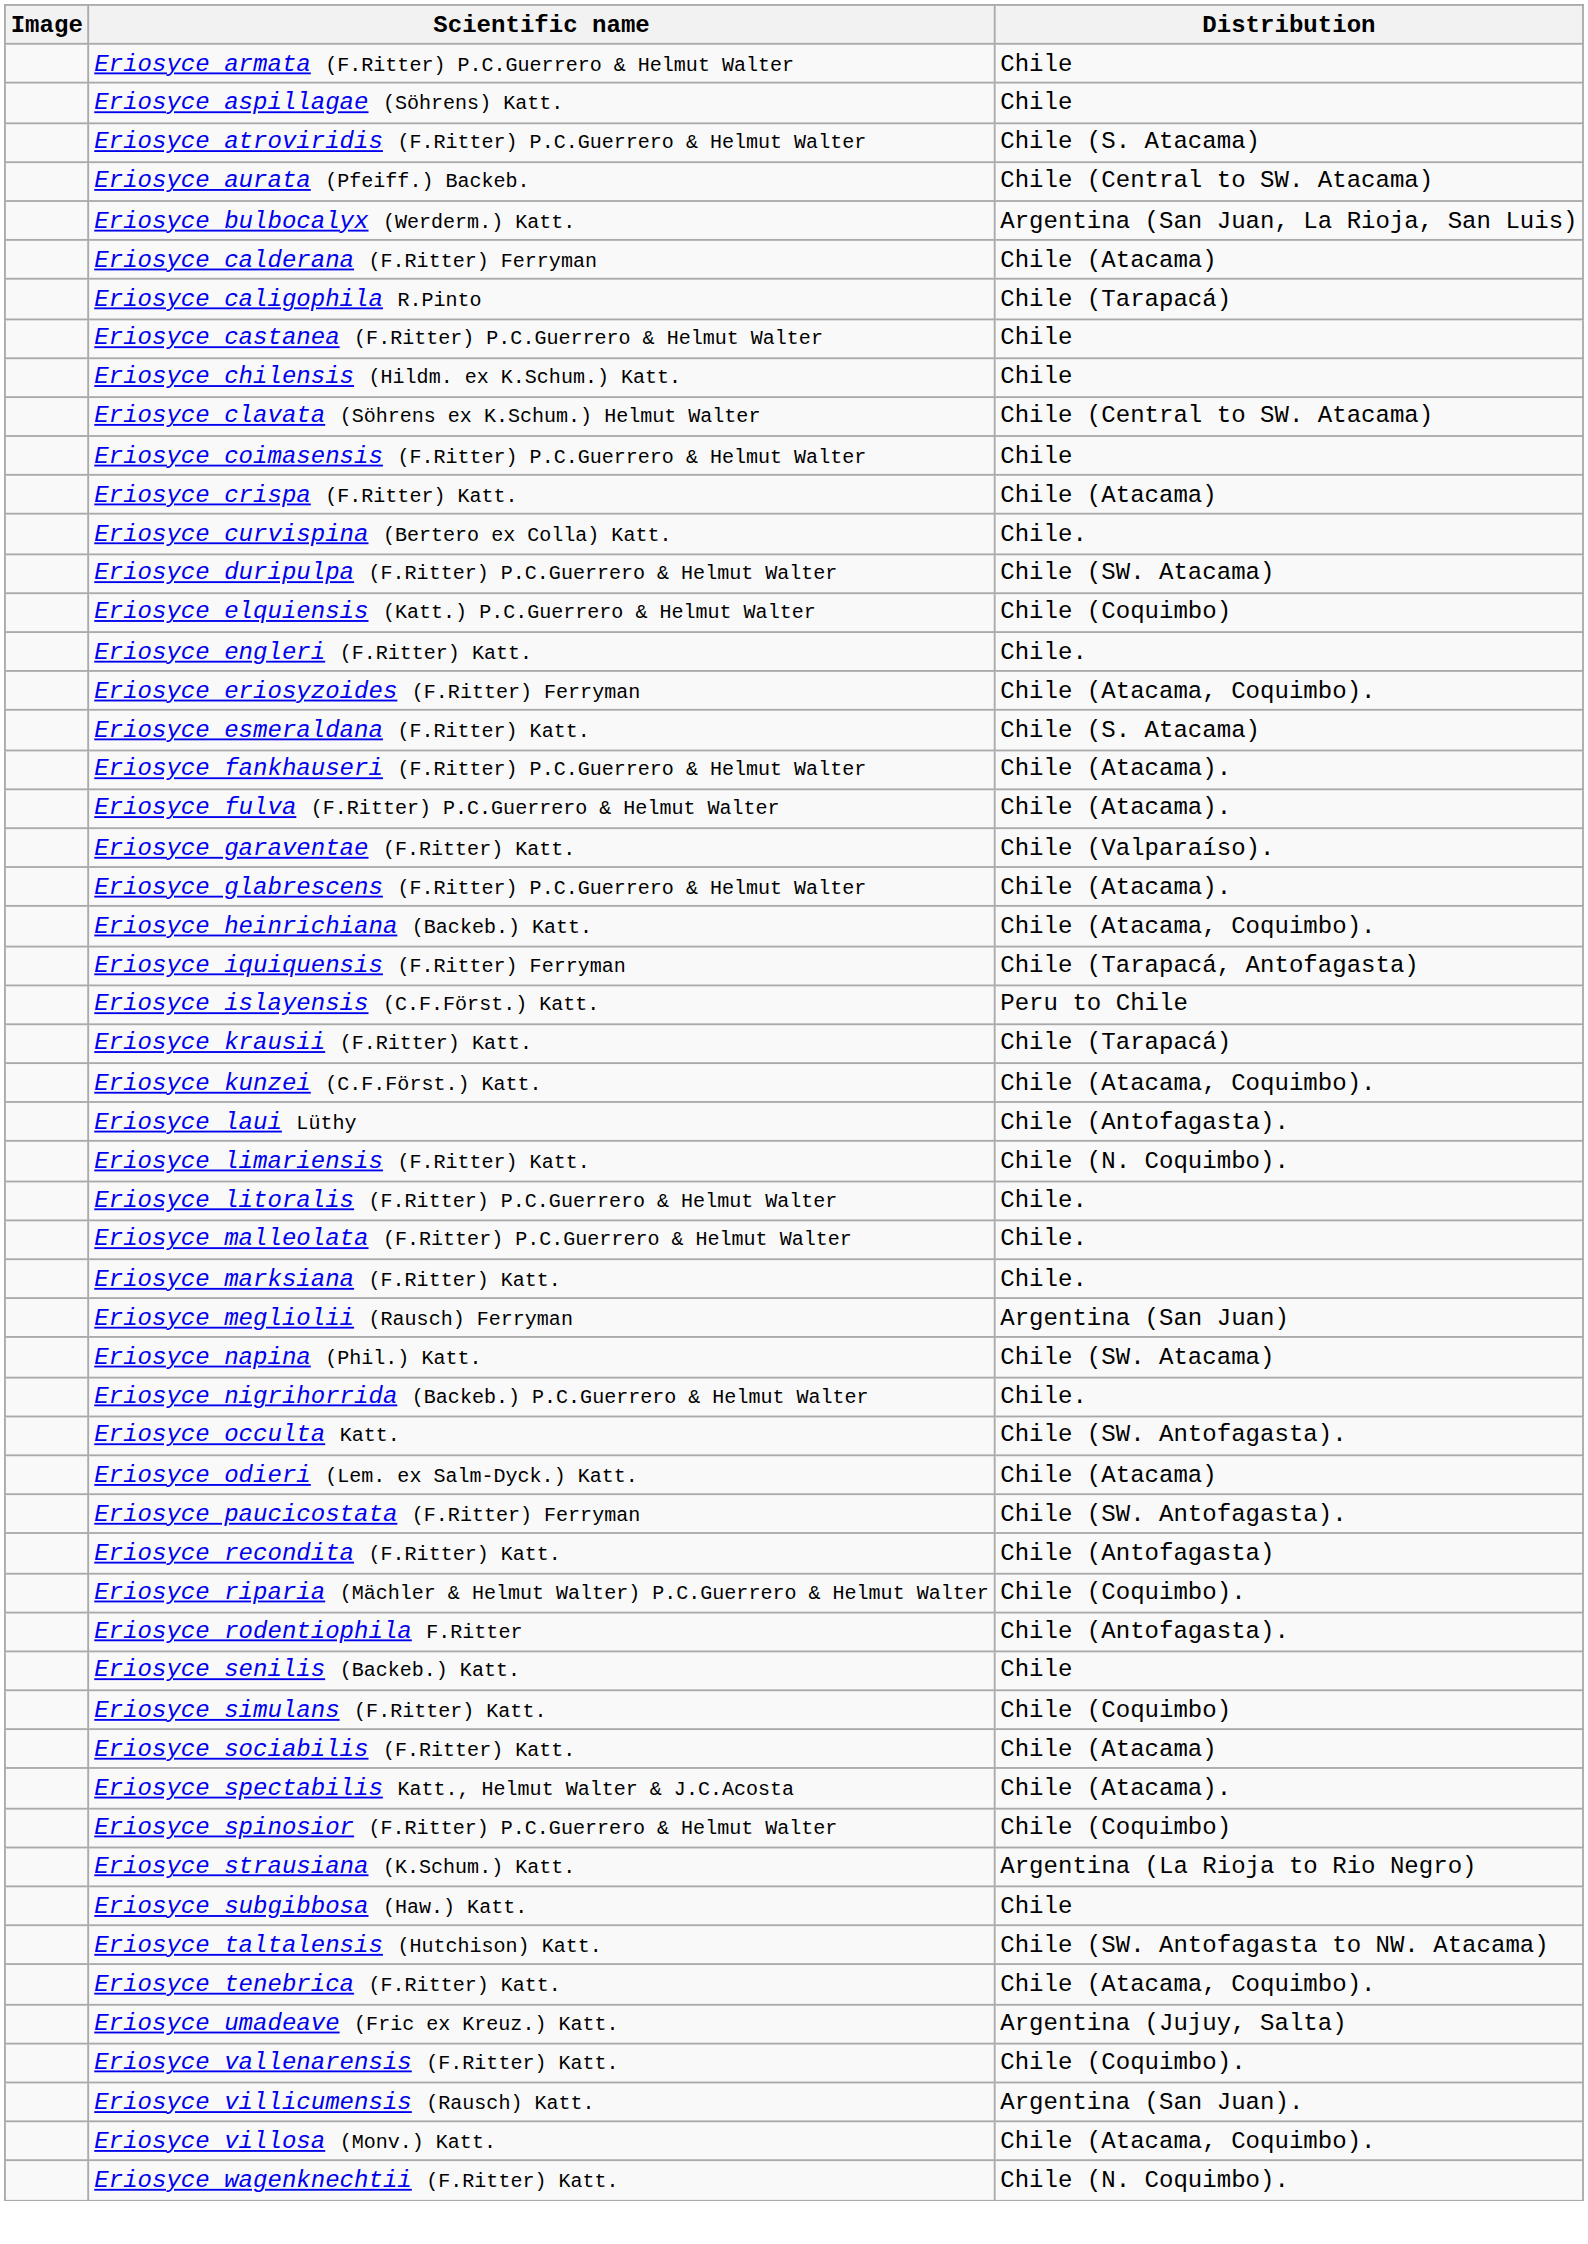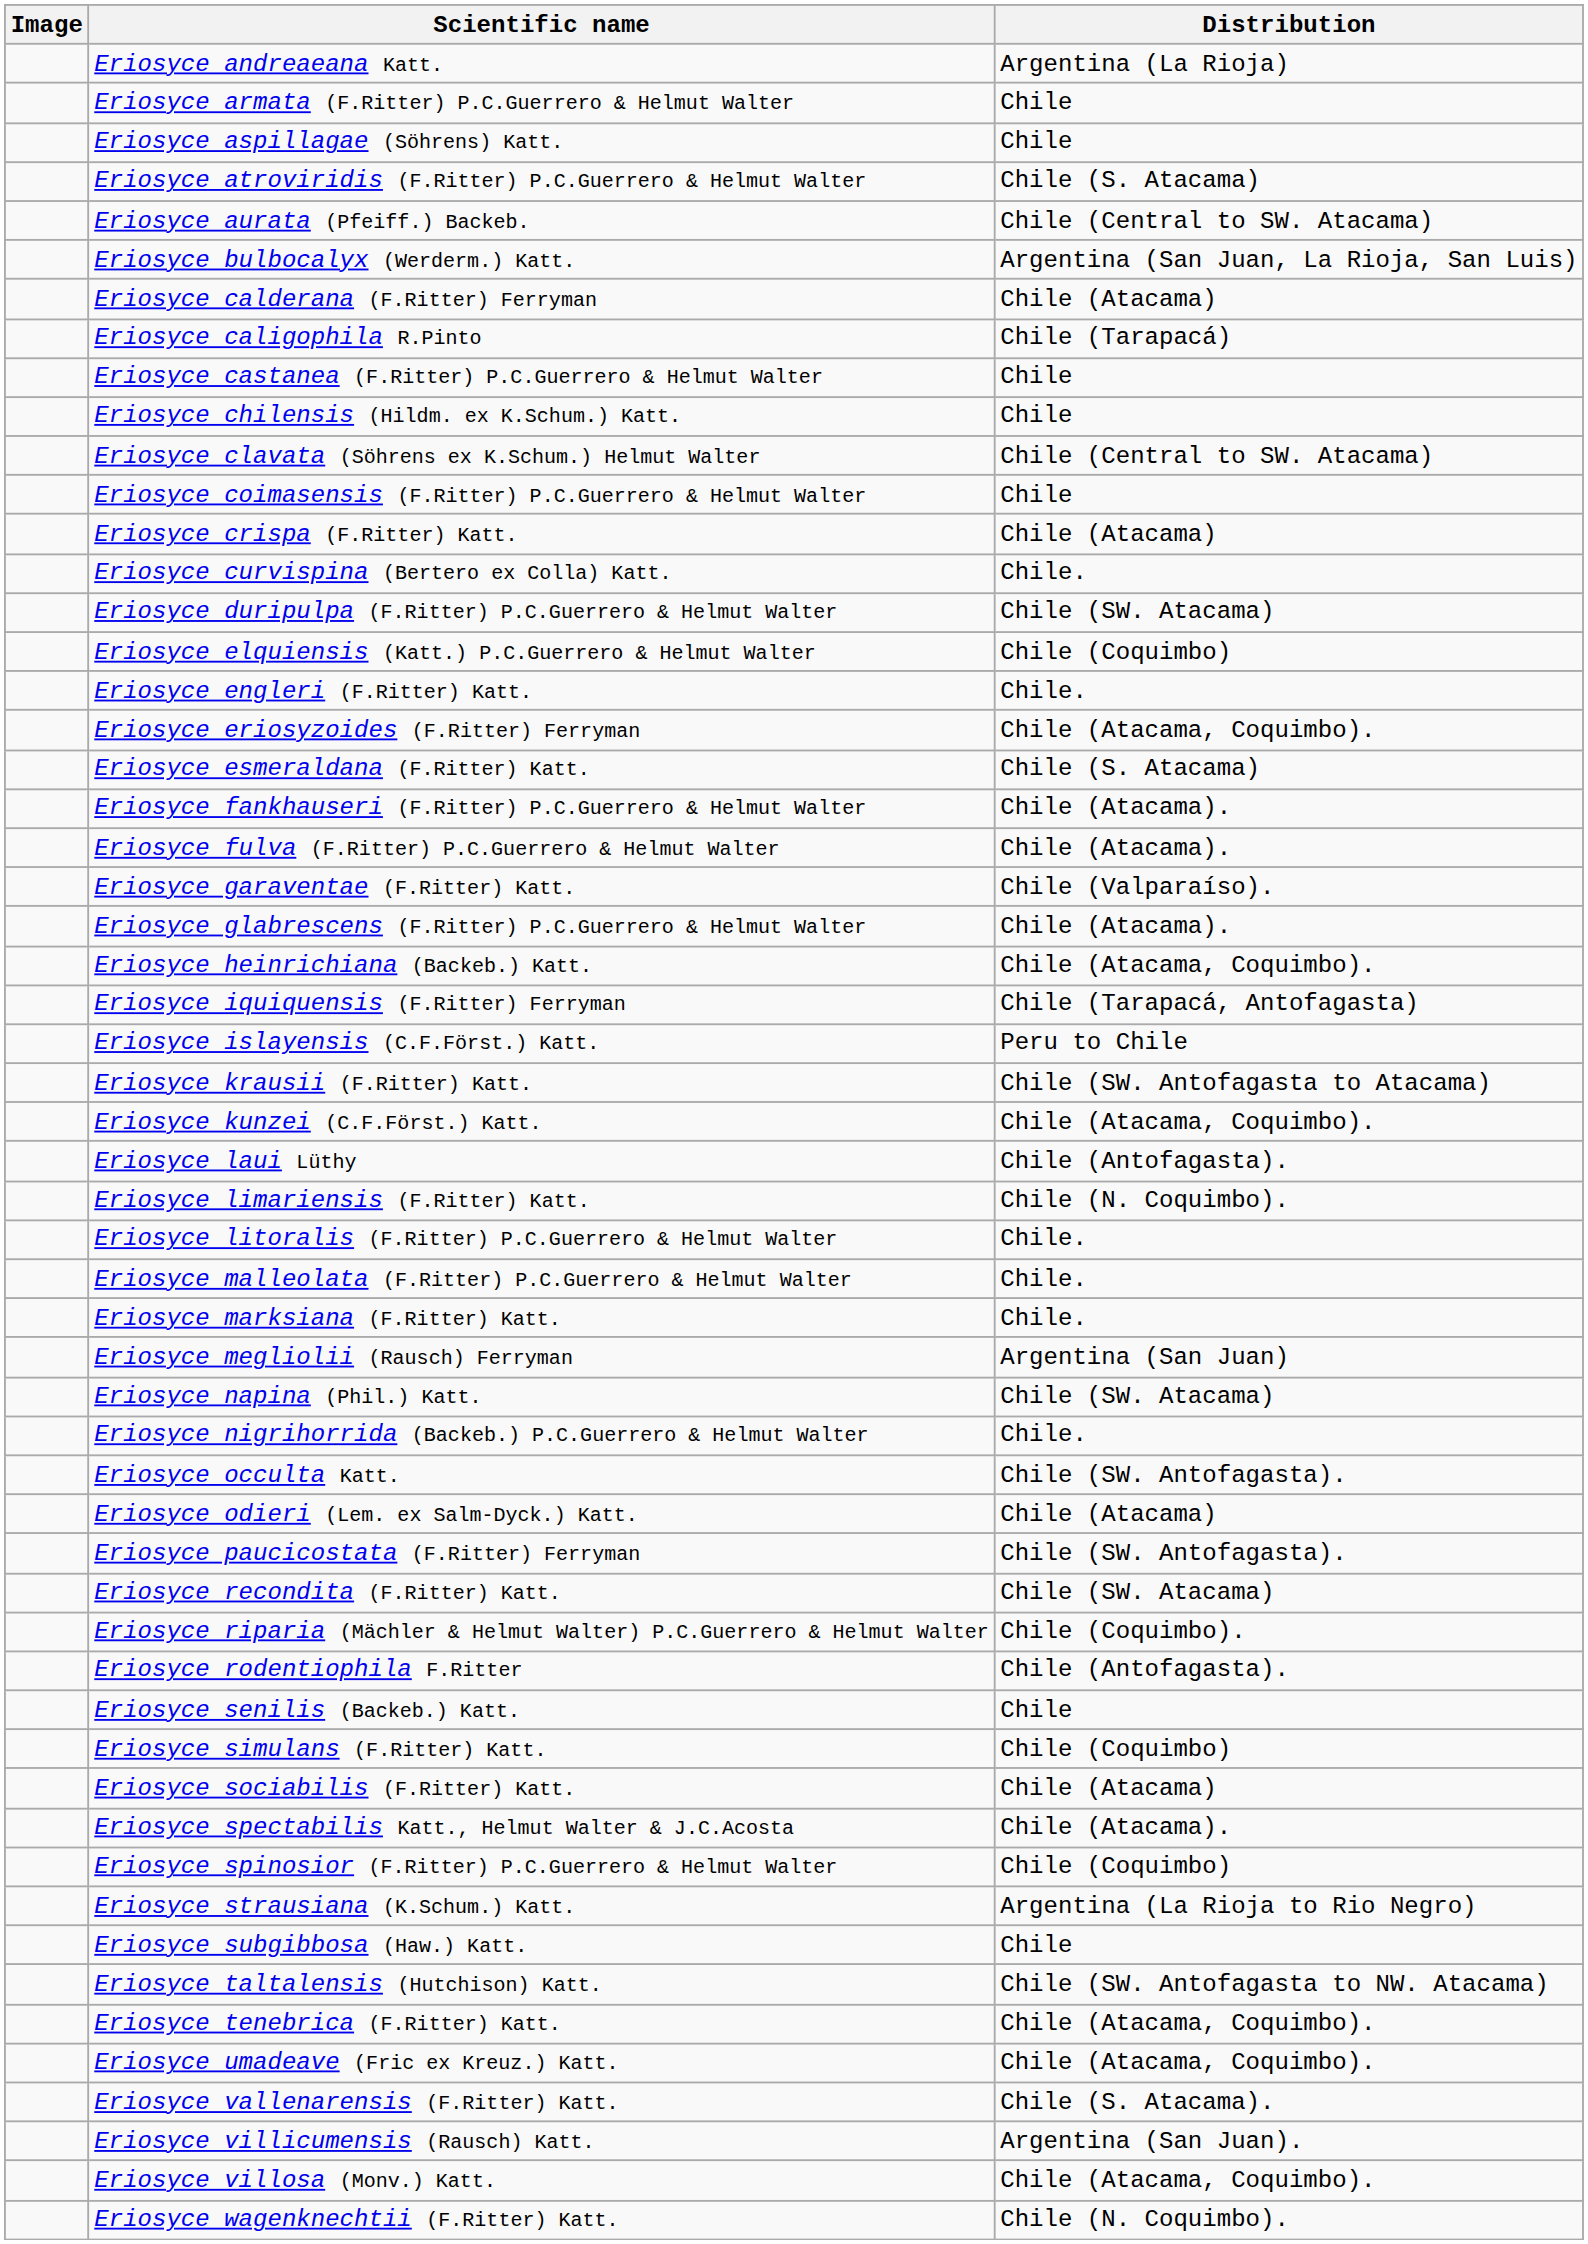+ row: (269, 64)
(1116, 1044) Chile (Tarapacá) -> (1246, 1083) Chile (SW. Antofagasta to Atacama)
(1137, 1553) Chile (Antofagasta) -> (1137, 1592) Chile (SW. Atacama)
(1173, 2024) Argentina (Jujuy, Salta) -> (1188, 2063) Chile (Atacama, Coquimbo).
(1123, 2063) Chile (Coquimbo). -> (1137, 2102) Chile (S. Atacama).
